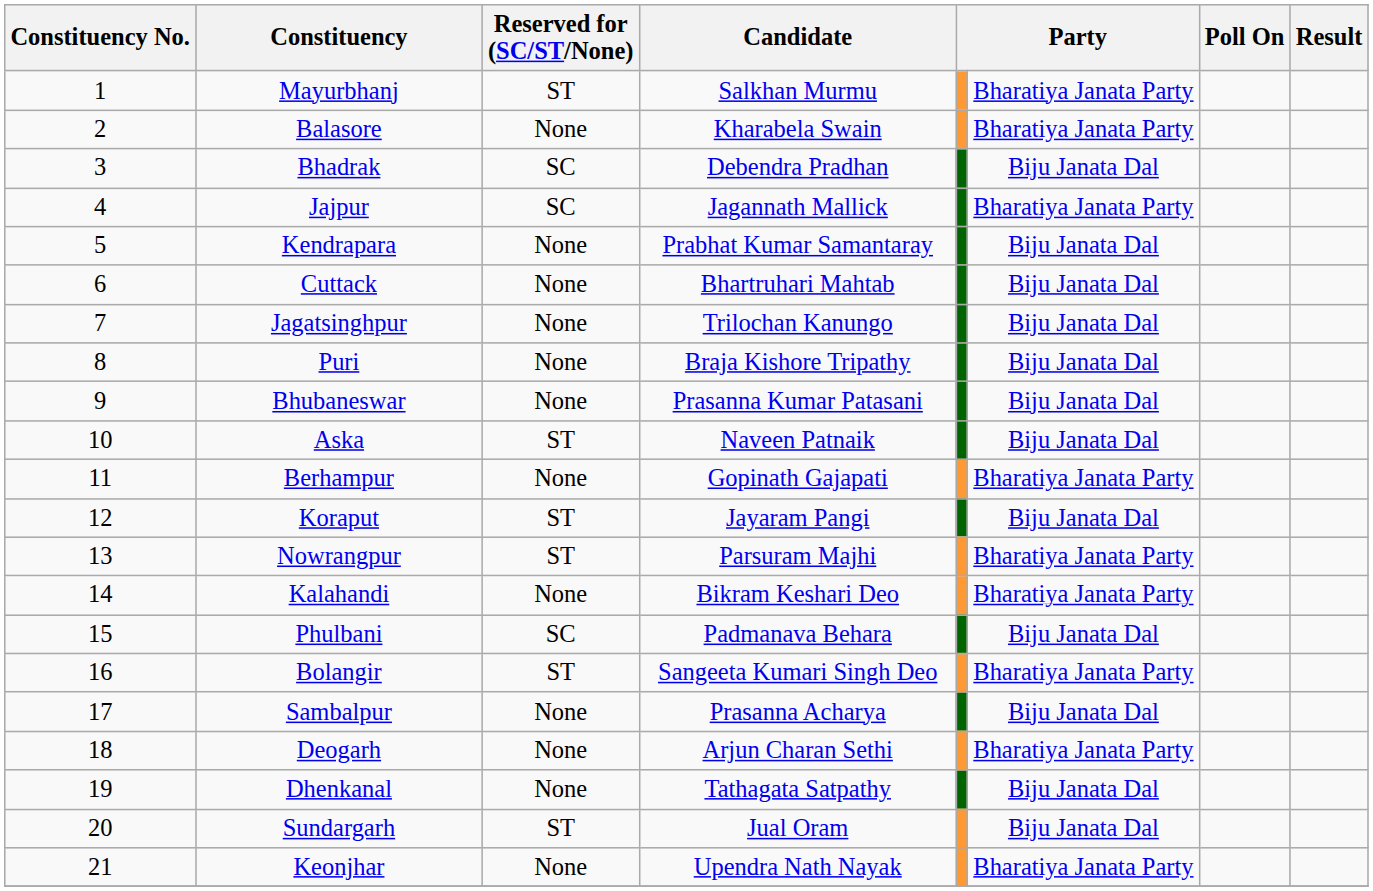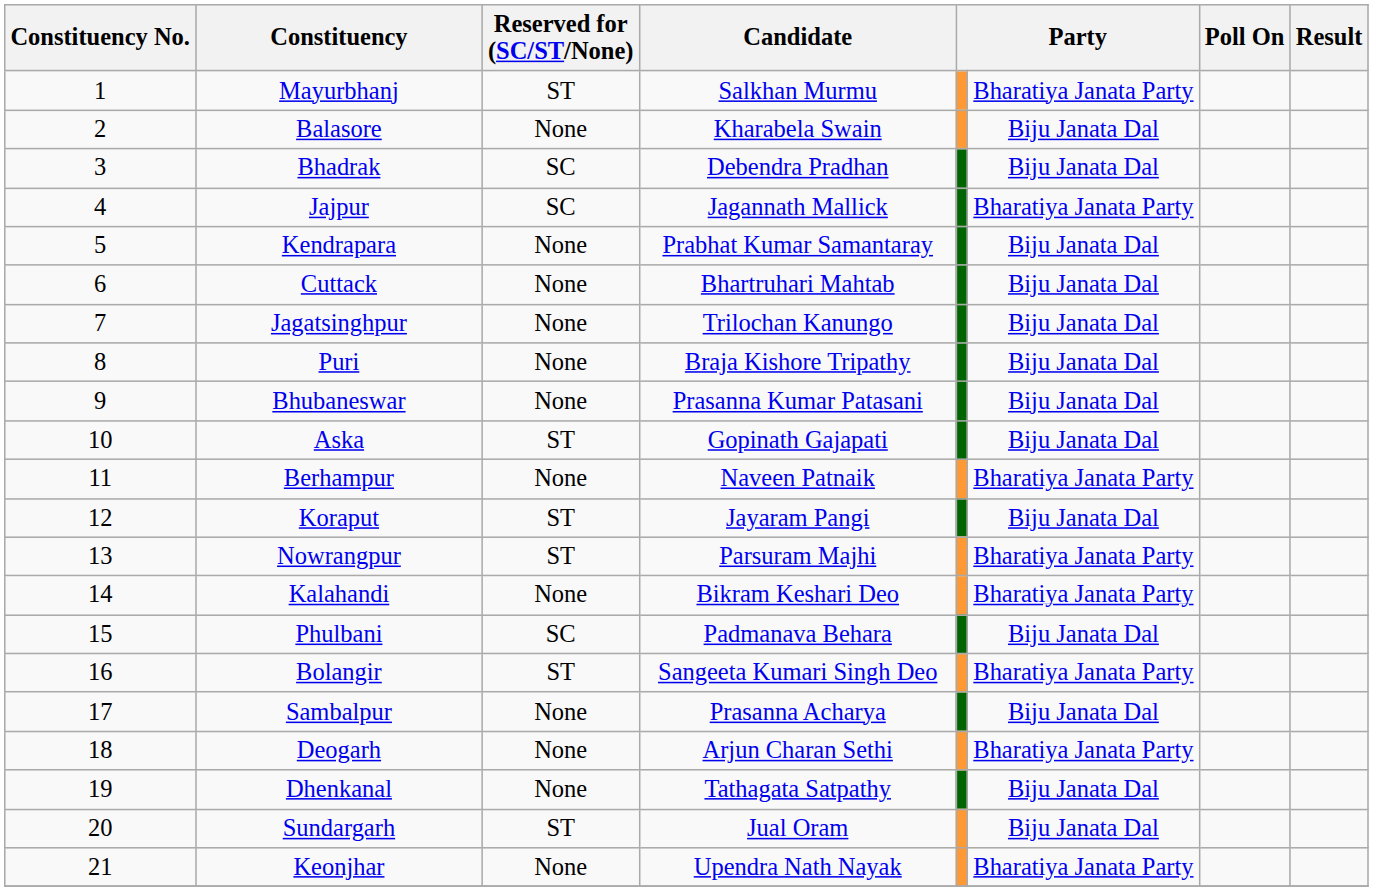(1083, 129) Bharatiya Janata Party -> (1083, 129) Biju Janata Dal
(798, 439) Naveen Patnaik -> (798, 439) Gopinath Gajapati
(798, 478) Gopinath Gajapati -> (798, 478) Naveen Patnaik
